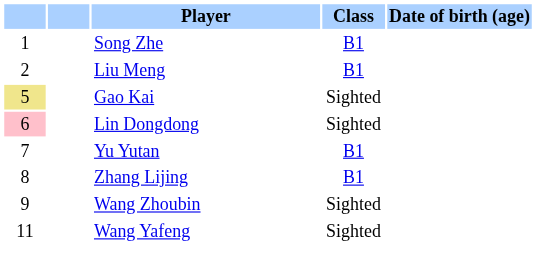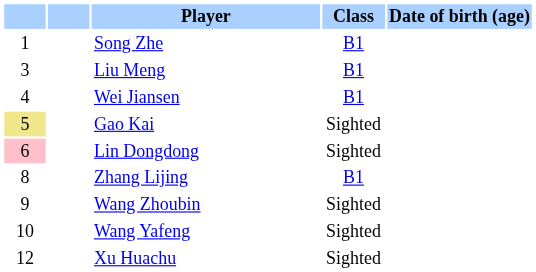(25, 70) 2 -> (25, 70) 3
+ row: (137, 97)
- row: (127, 150)
(25, 231) 11 -> (25, 231) 10
+ row: (135, 258)
